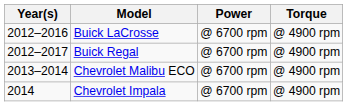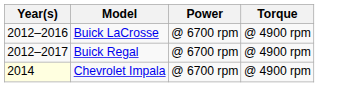- row: (134, 71)
(21, 91) no background -> (21, 71) lightyellow background
